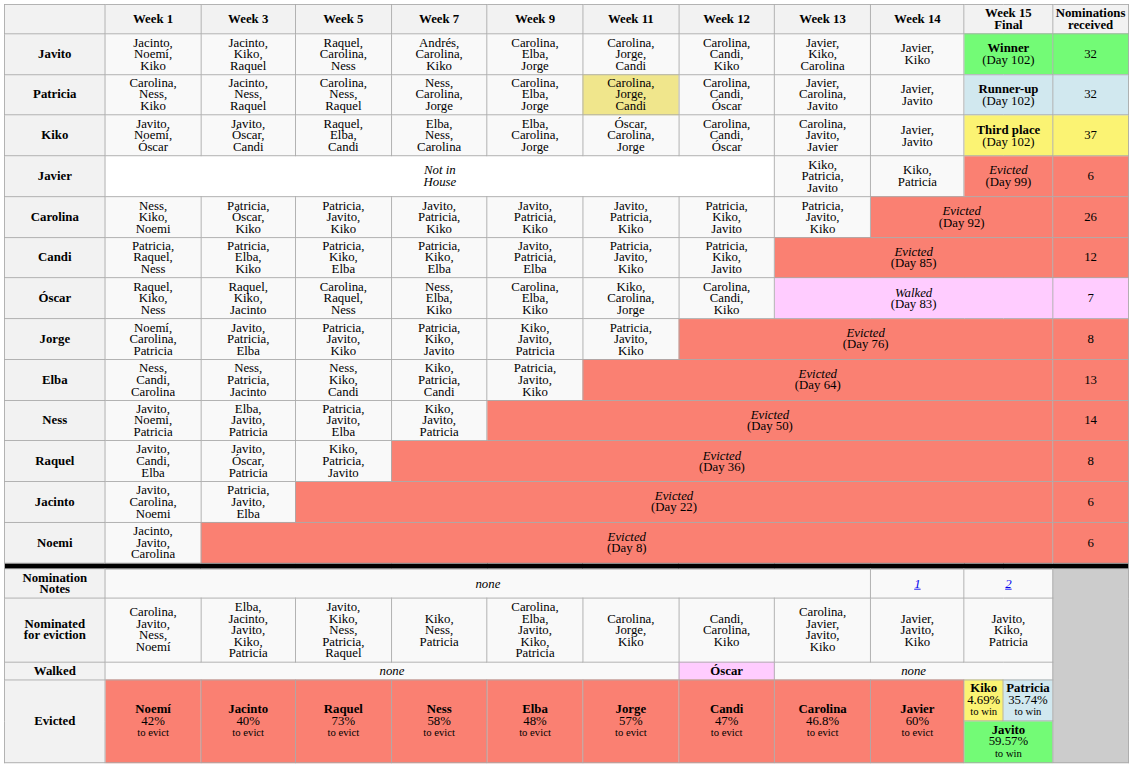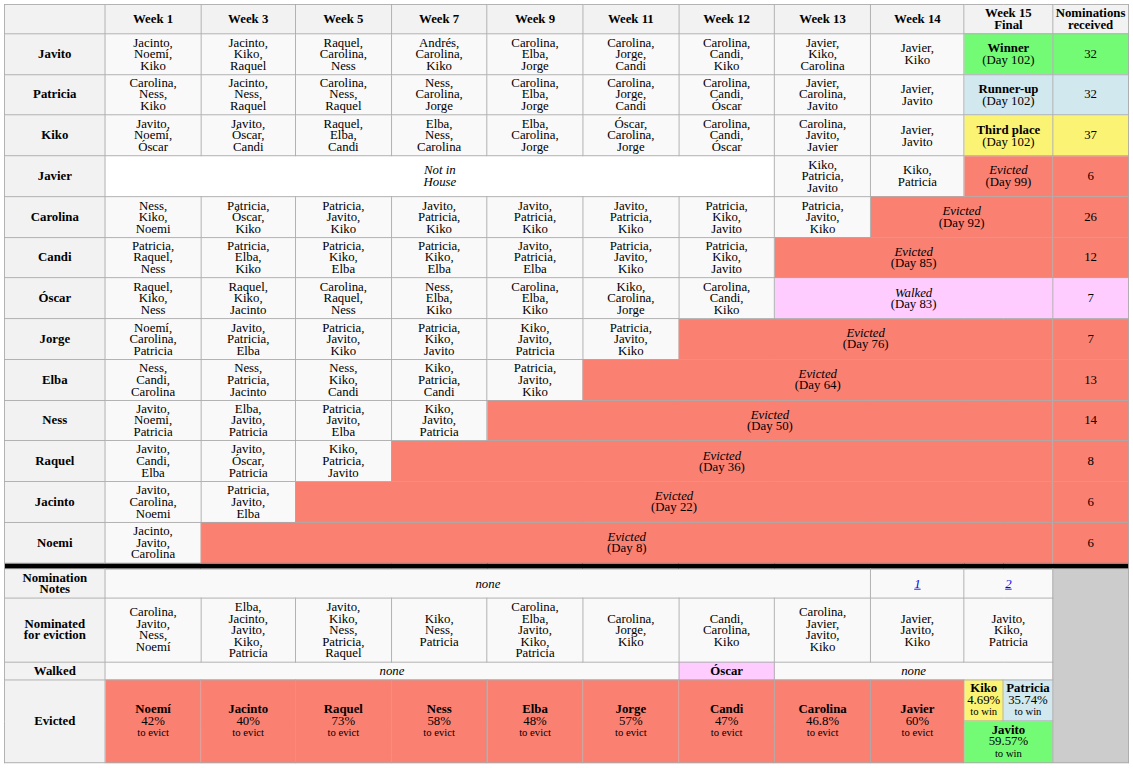(631, 95) khaki background -> (631, 95) no background
(1091, 339) 8 -> (1091, 339) 7
